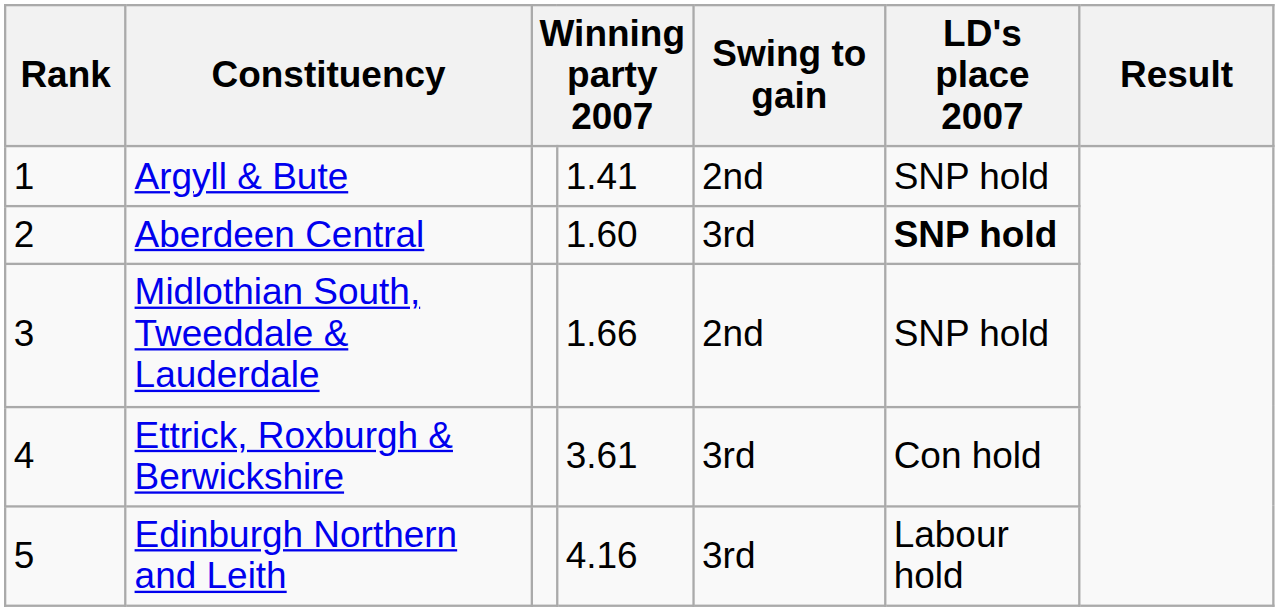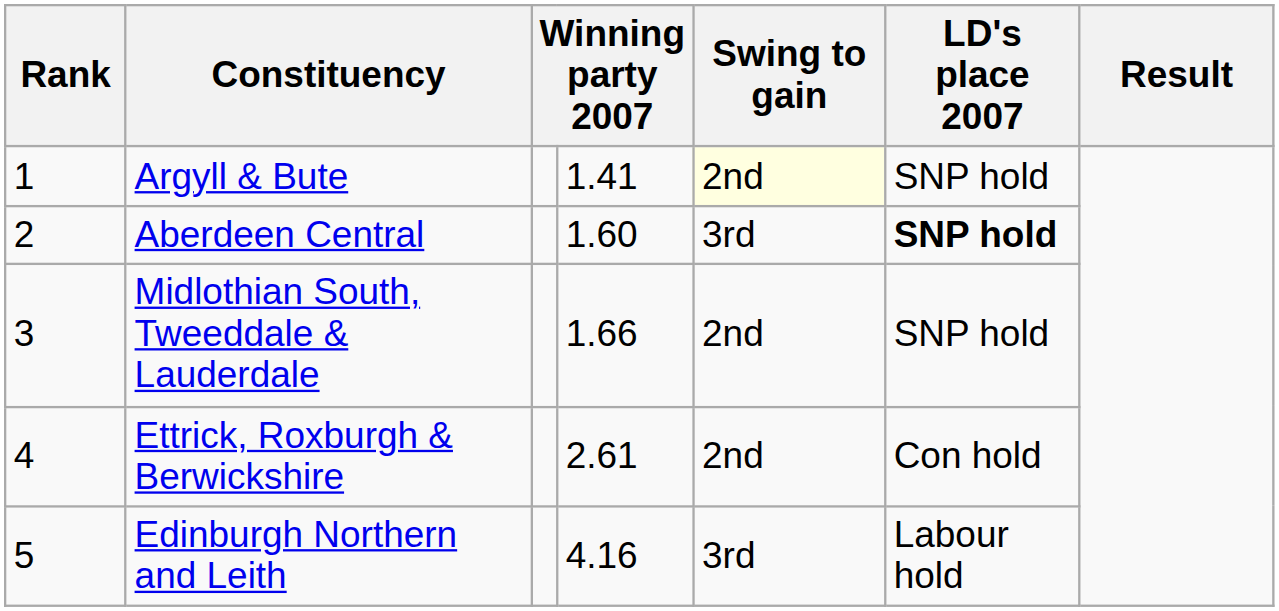(733, 175) no background -> (733, 175) lightyellow background
(602, 455) 3.61 -> (602, 455) 2.61
(729, 455) 3rd -> (733, 455) 2nd
